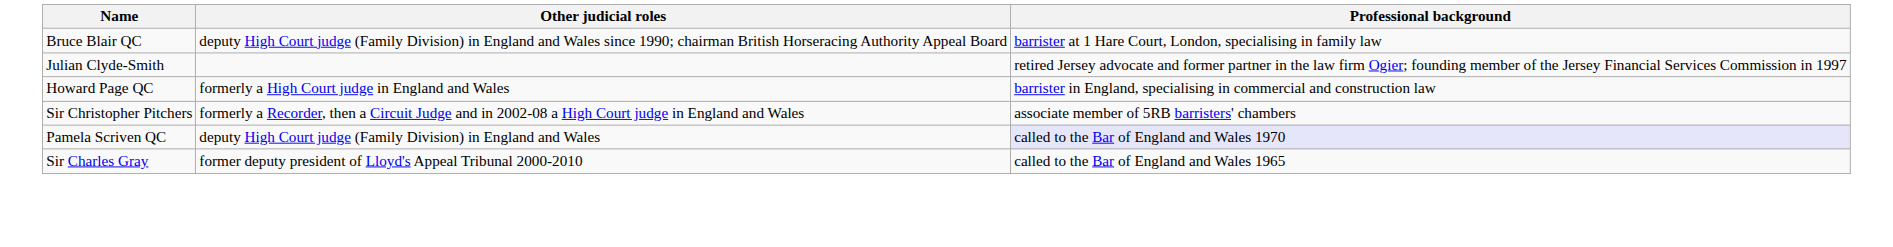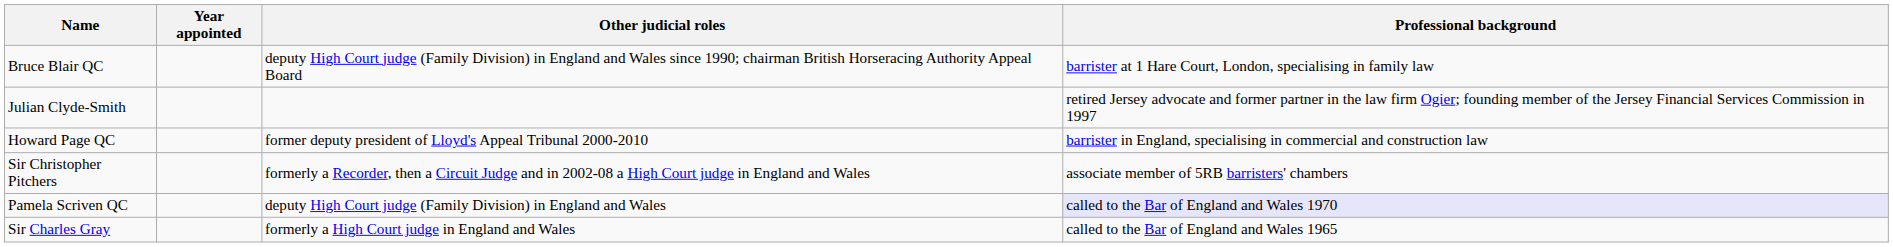+ column: (209, 25)
(354, 88) formerly a High Court judge in England and Wales -> (457, 140) former deputy president of Lloyd's Appeal Tribunal 2000-2010
(391, 161) former deputy president of Lloyd's Appeal Tribunal 2000-2010 -> (420, 229) formerly a High Court judge in England and Wales
